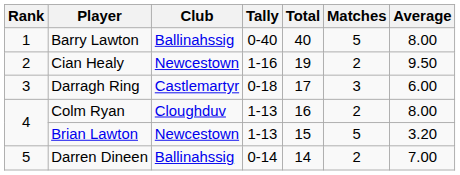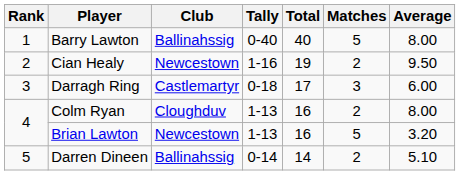(303, 134) 15 -> (303, 134) 16
(422, 157) 7.00 -> (422, 157) 5.10
